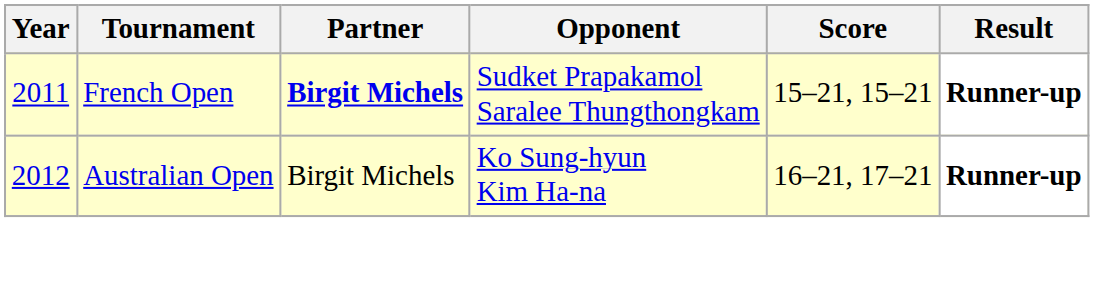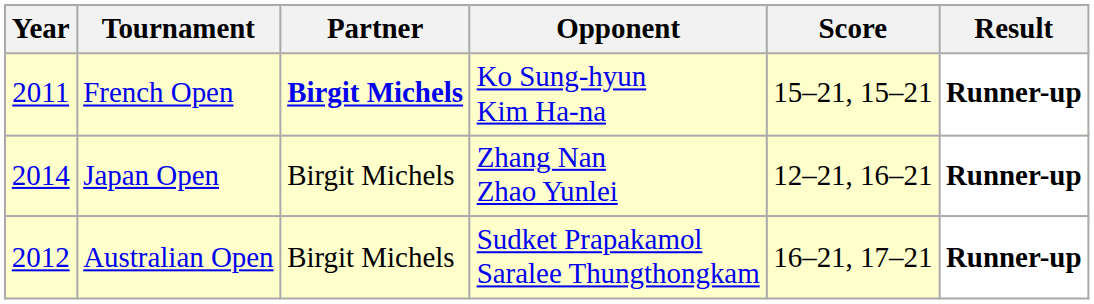(618, 93) Sudket Prapakamol Saralee Thungthongkam -> (561, 93) Ko Sung-hyun Kim Ha-na
+ row: (151, 175)
(561, 175) Ko Sung-hyun Kim Ha-na -> (618, 257) Sudket Prapakamol Saralee Thungthongkam
